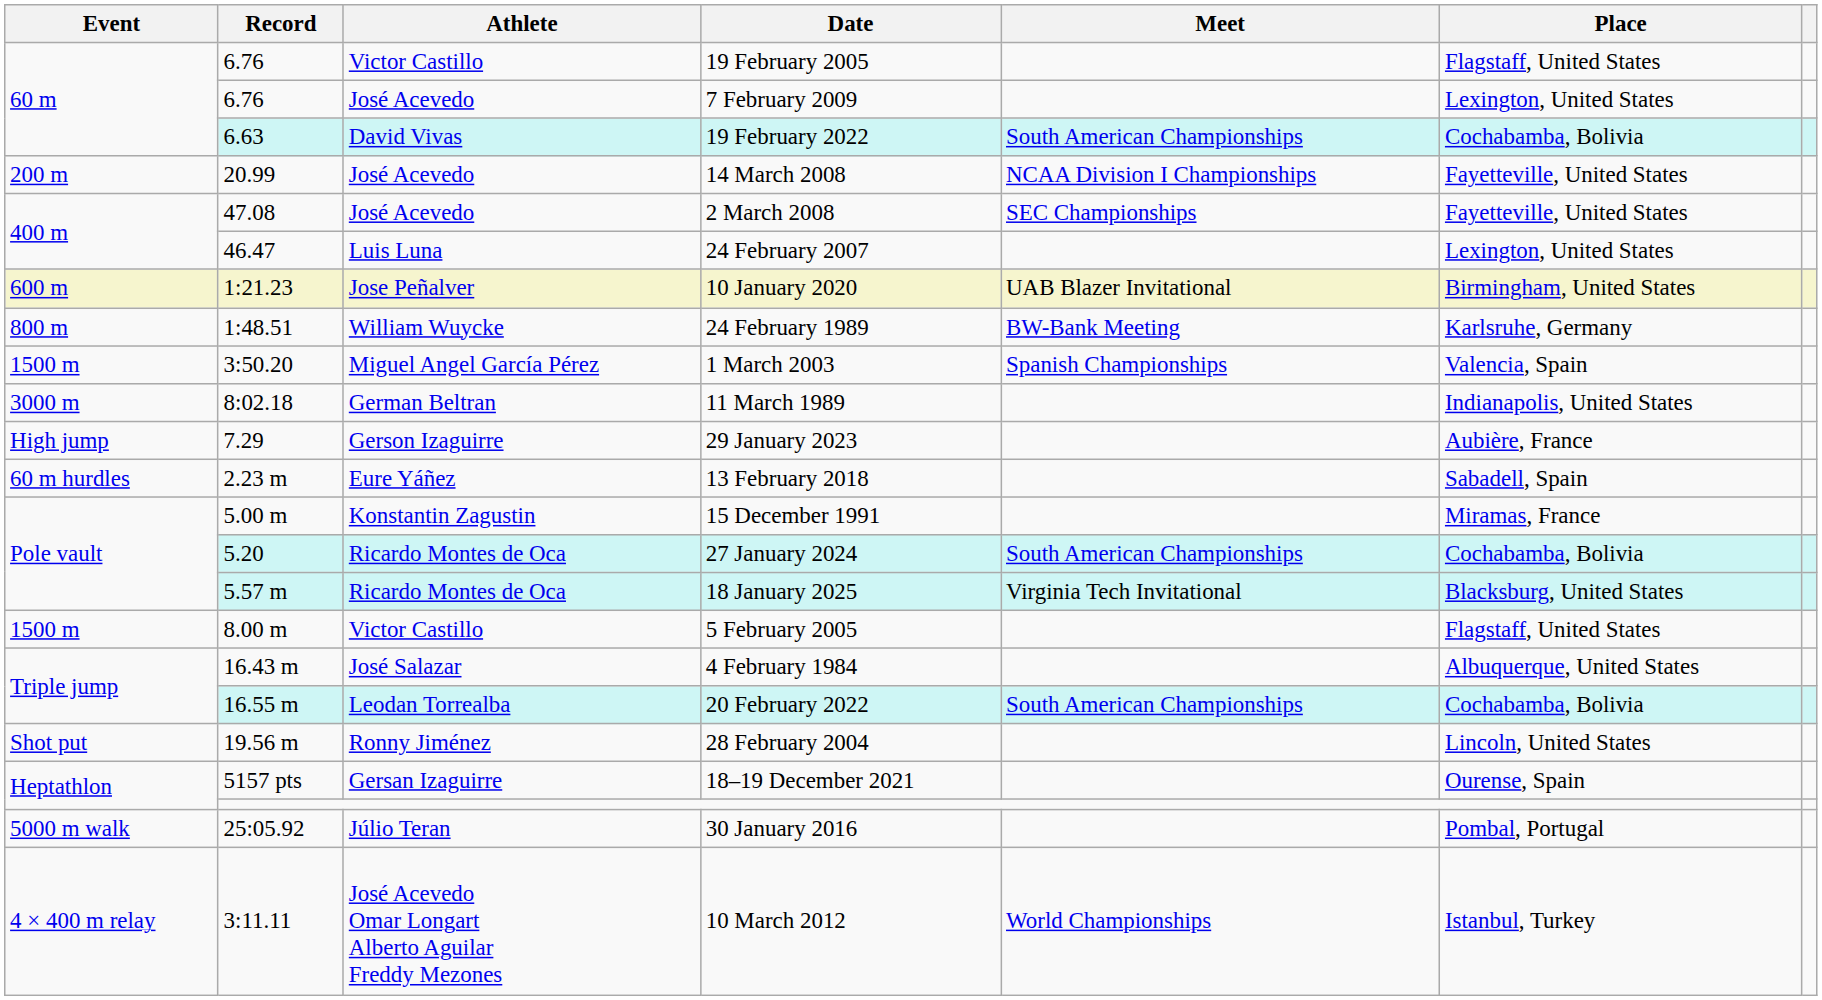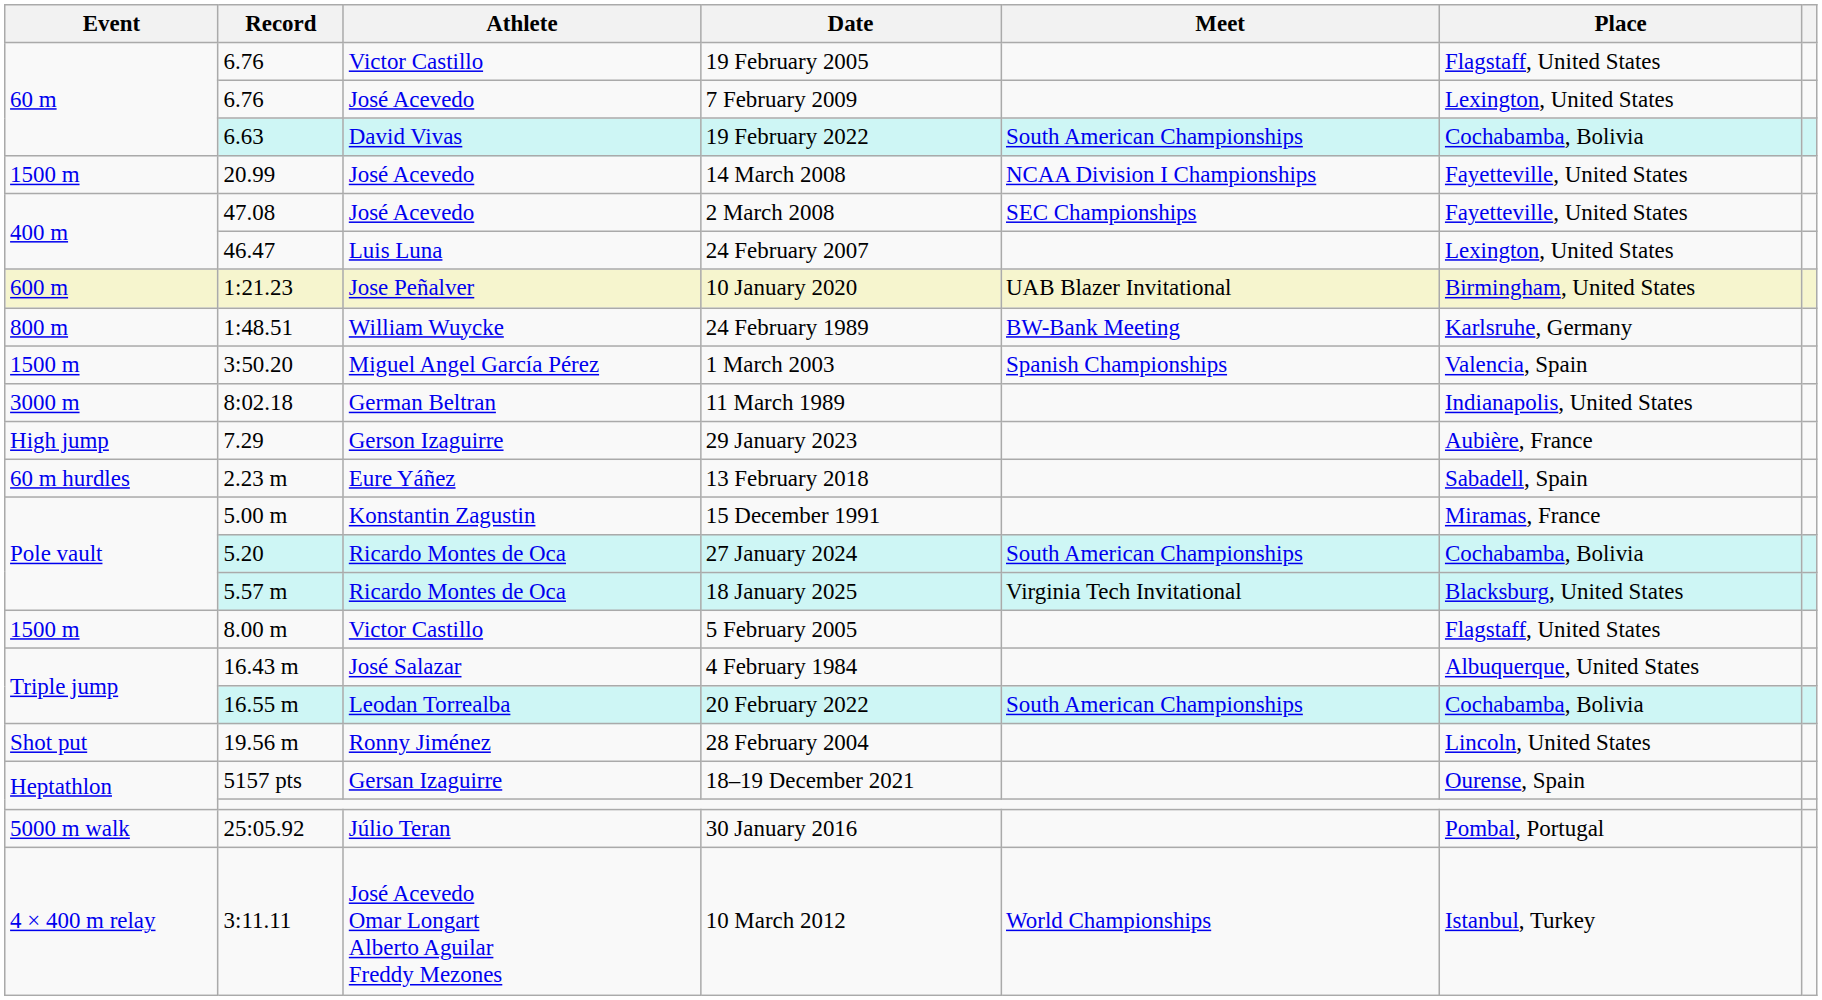(39, 174) 200 m -> (45, 174) 1500 m
